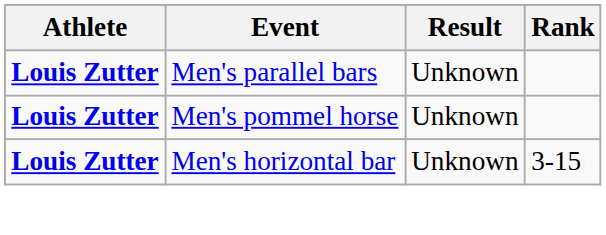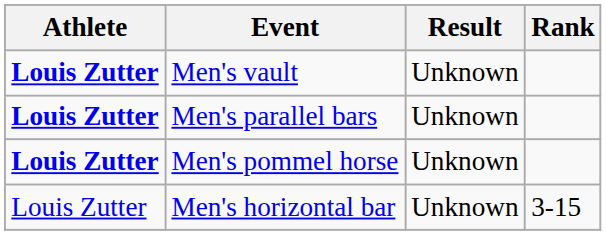+ row: (235, 72)
(85, 161) bold -> (79, 206) normal
